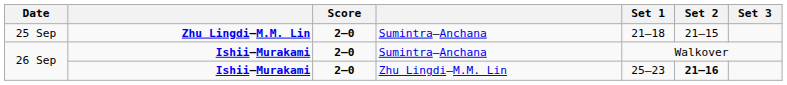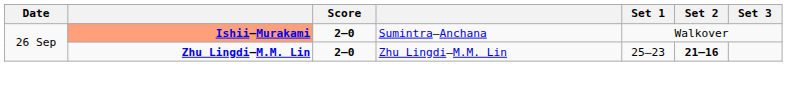- row: (36, 32)
(263, 51) no background -> (263, 32) lightsalmon background
(263, 70) Ishii–Murakami -> (246, 51) Zhu Lingdi–M.M. Lin
